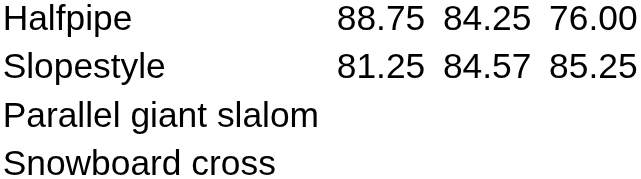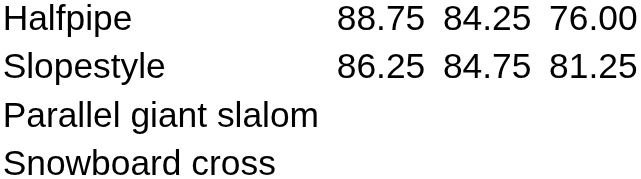(381, 66) 81.25 -> (381, 66) 86.25
(487, 66) 84.57 -> (487, 66) 84.75
(593, 66) 85.25 -> (593, 66) 81.25
